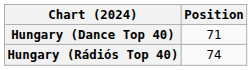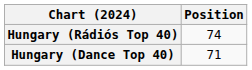rows swapped: (93, 35) <-> (93, 55)
